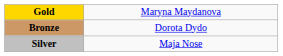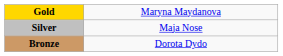rows swapped: (44, 43) <-> (44, 28)
